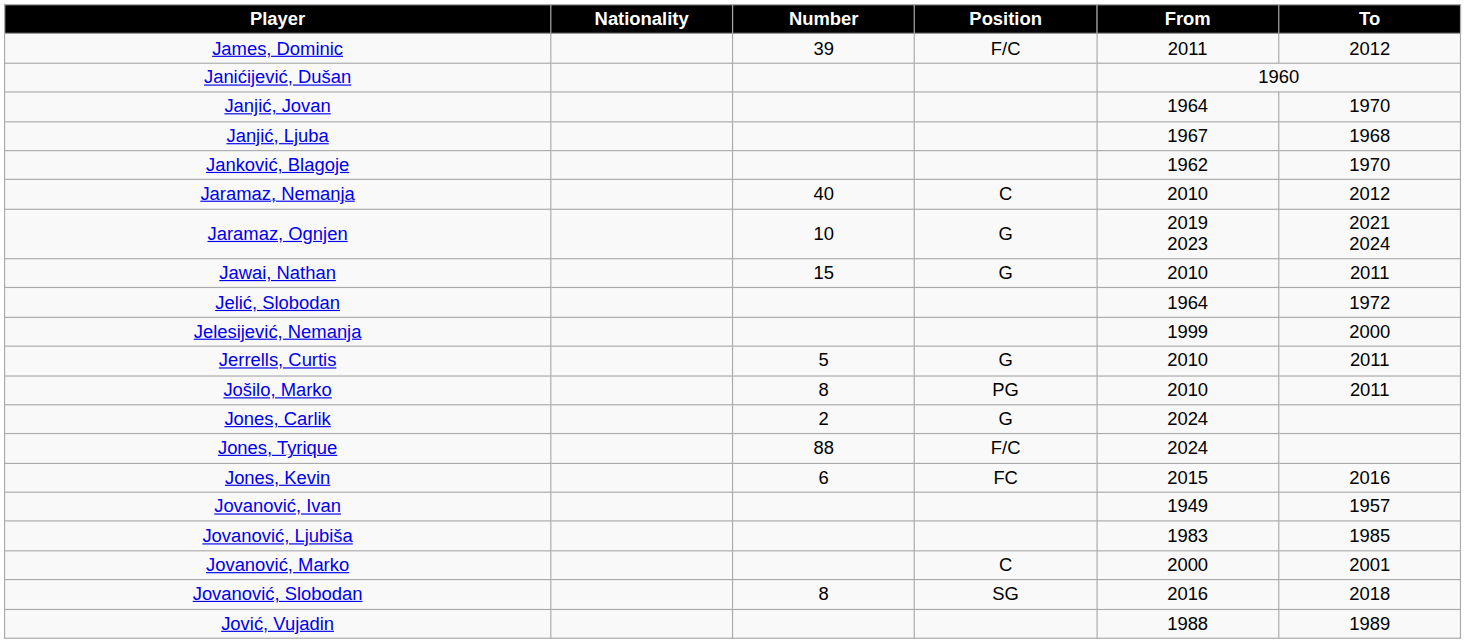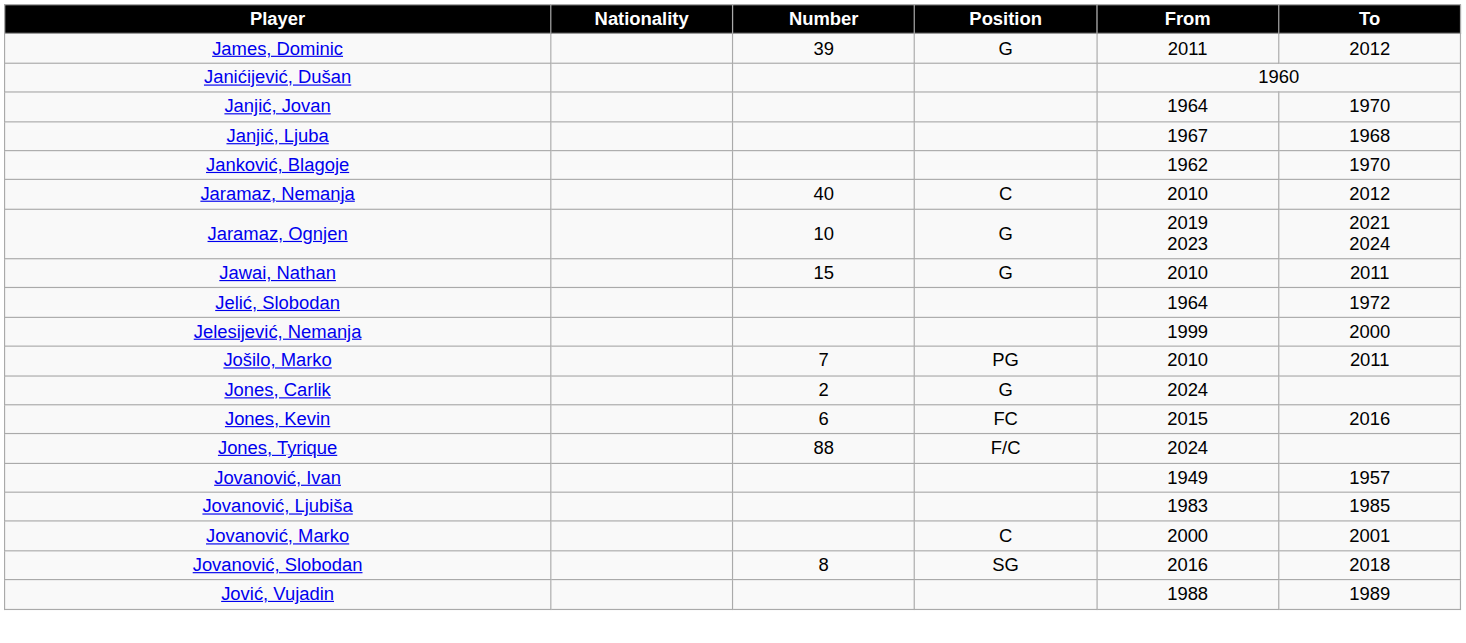(1006, 48) F/C -> (1006, 48) G
- row: (278, 360)
(824, 389) 8 -> (824, 360) 7
rows swapped: (278, 477) <-> (278, 448)
